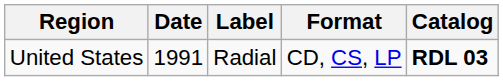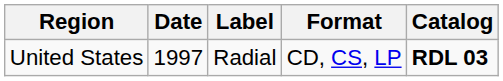(178, 57) 1991 -> (178, 57) 1997
